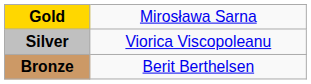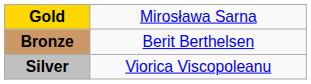rows swapped: (47, 41) <-> (47, 66)
